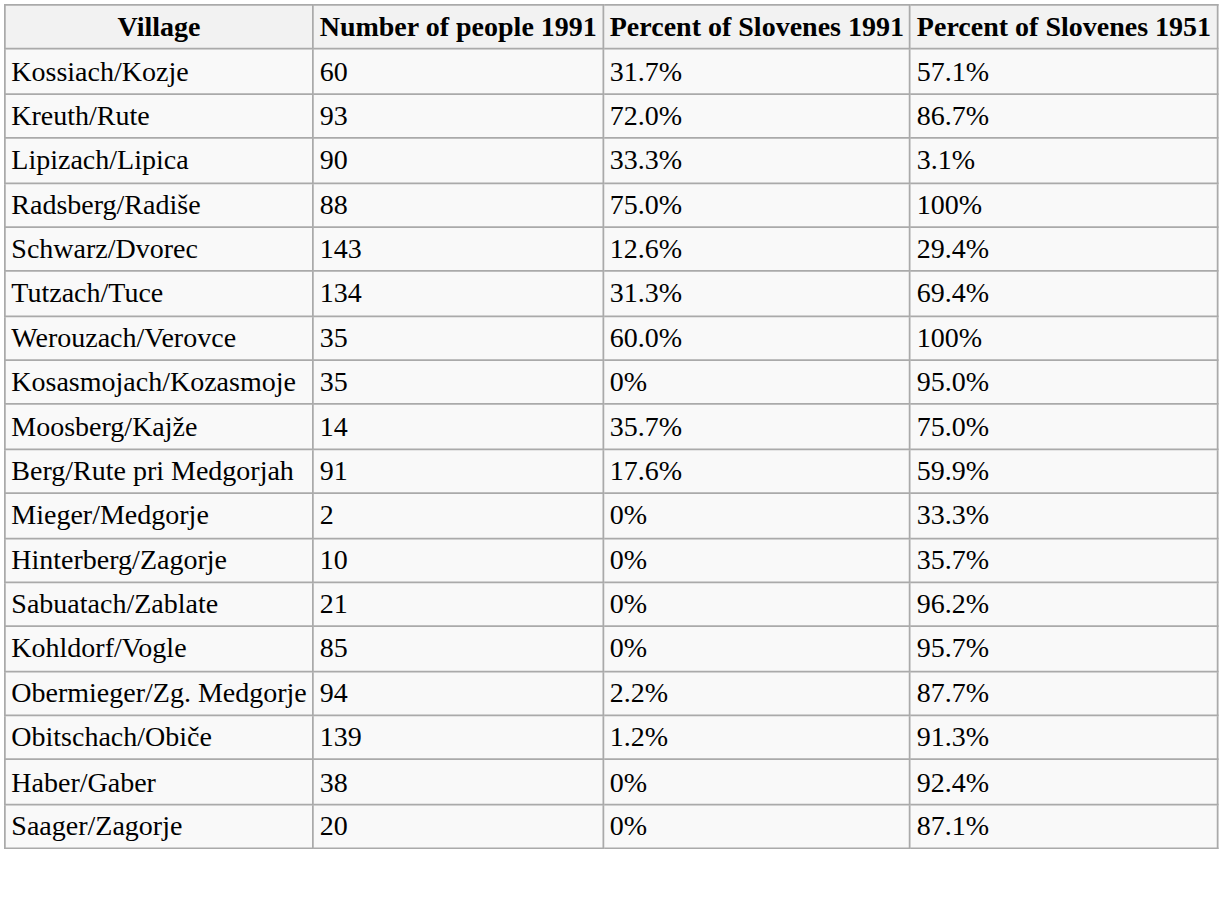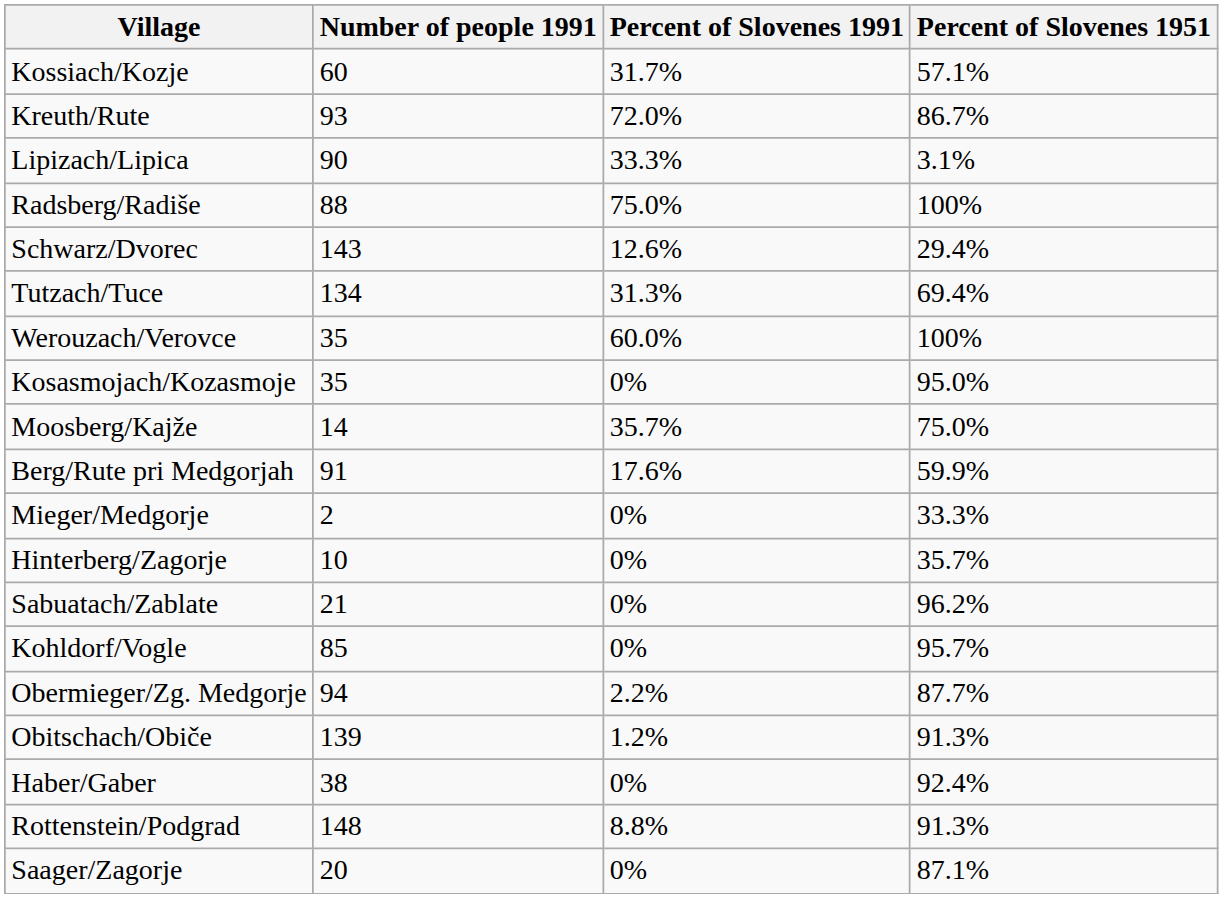+ row: (126, 826)
